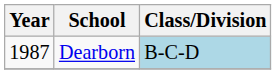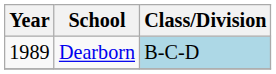(29, 52) 1987 -> (29, 52) 1989
